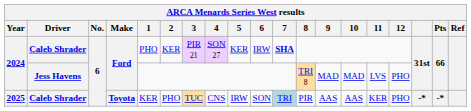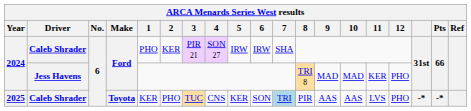(239, 49) KER -> (239, 49) IRW
(285, 49) bold -> (284, 49) normal
(378, 76) LVS -> (377, 76) KER
(239, 98) IRW -> (239, 98) KER
(378, 98) KER -> (377, 98) LVS
